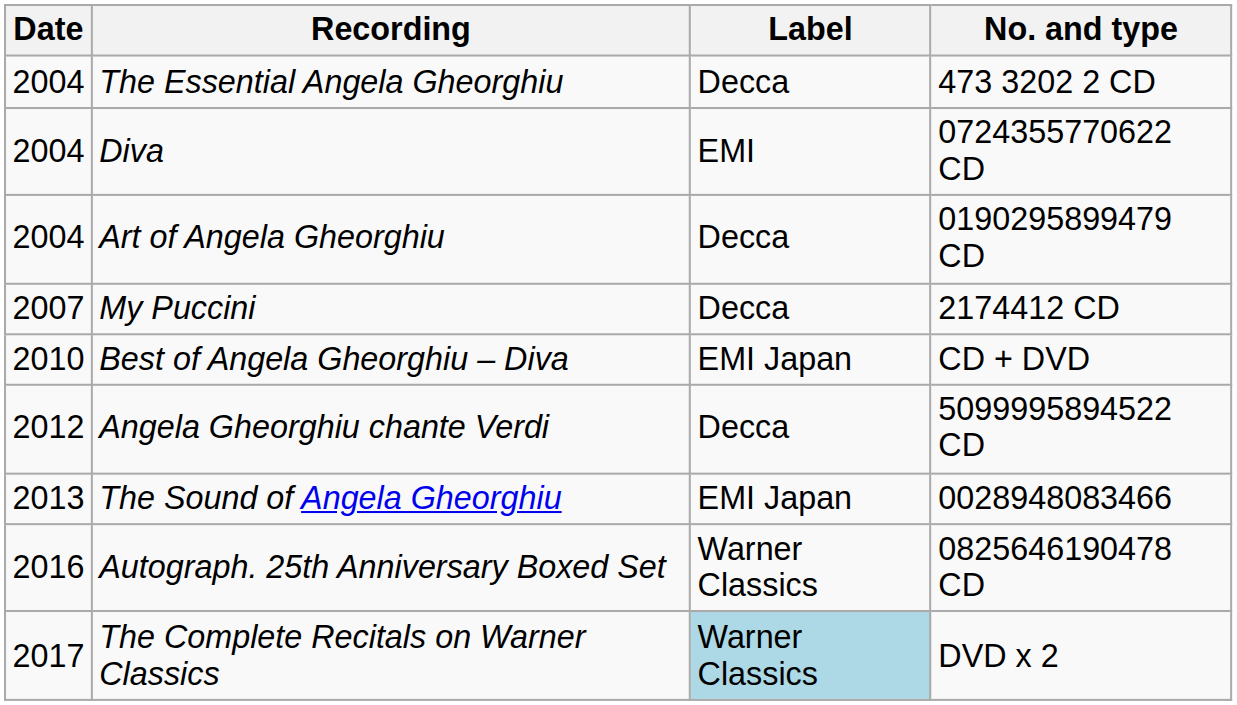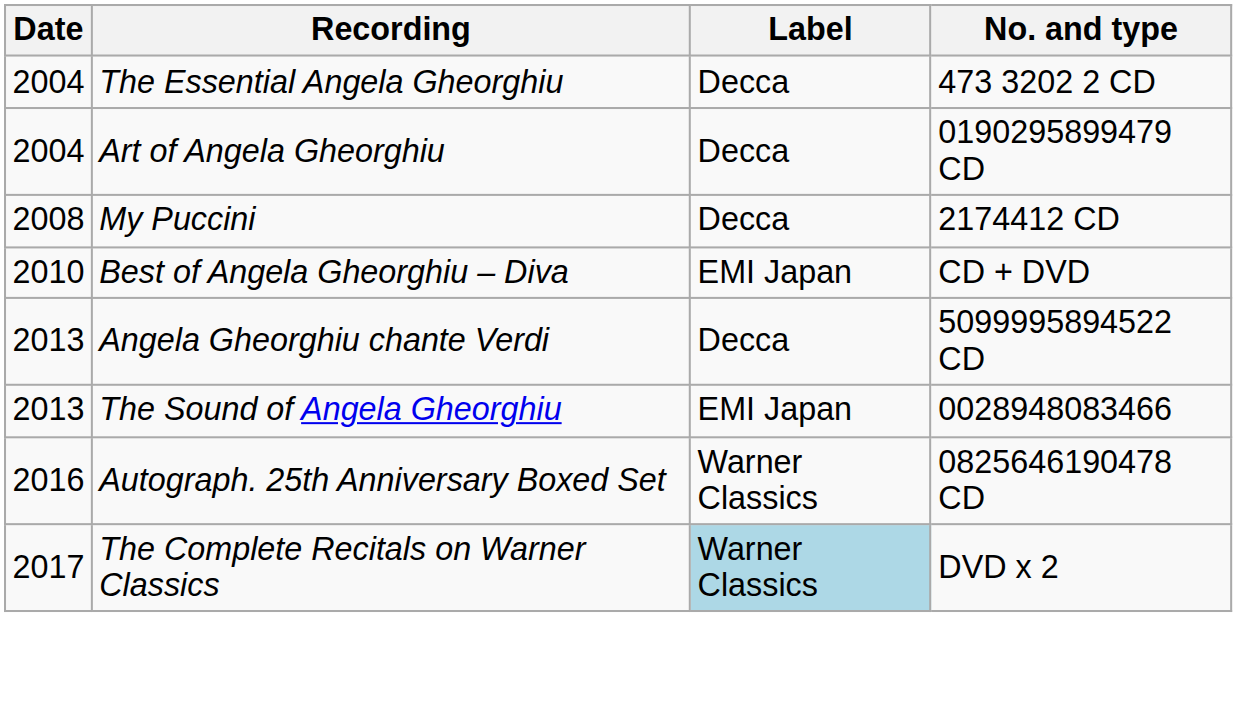- row: (132, 150)
(48, 307) 2007 -> (48, 220) 2008
(48, 428) 2012 -> (48, 340) 2013
